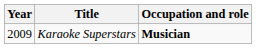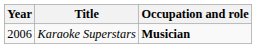(20, 33) 2009 -> (20, 33) 2006
